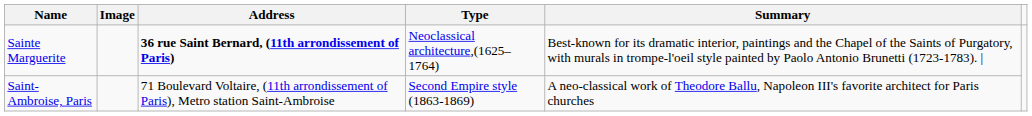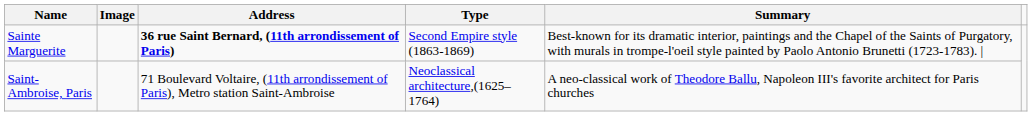(460, 50) Neoclassical architecture,(1625–1764) -> (463, 43) Second Empire style (1863-1869)
(463, 93) Second Empire style (1863-1869) -> (460, 86) Neoclassical architecture,(1625–1764)
